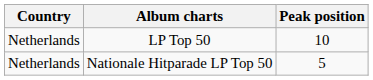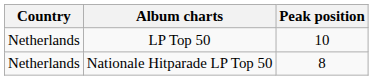(322, 63) 5 -> (322, 63) 8
